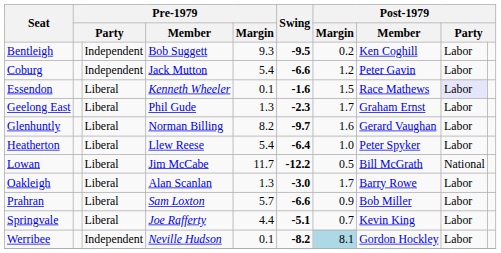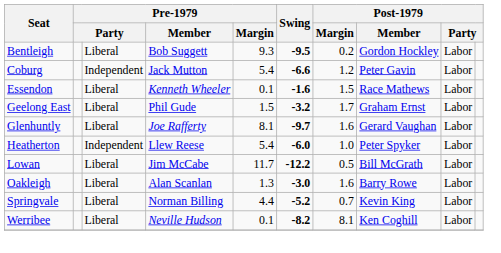(114, 51) Independent -> (102, 51) Liberal
(388, 51) Ken Coghill -> (399, 51) Gordon Hockley
(458, 88) lavender background -> (458, 88) no background
(266, 107) 1.3 -> (266, 107) 1.5
(301, 107) -2.3 -> (301, 107) -3.2
(186, 126) Norman Billing -> (177, 126) Joe Rafferty
(266, 126) 8.2 -> (266, 126) 8.1
(102, 145) Liberal -> (114, 145) Independent
(301, 145) -6.4 -> (301, 145) -6.0
(464, 164) National -> (458, 164) Labor
(346, 182) 1.7 -> (346, 182) 1.6
- row: (26, 201)
(177, 220) Joe Rafferty -> (186, 201) Norman Billing
(301, 220) -5.1 -> (301, 201) -5.2
(114, 239) Independent -> (102, 220) Liberal
(346, 239) lightblue background -> (346, 220) no background
(399, 239) Gordon Hockley -> (388, 220) Ken Coghill
